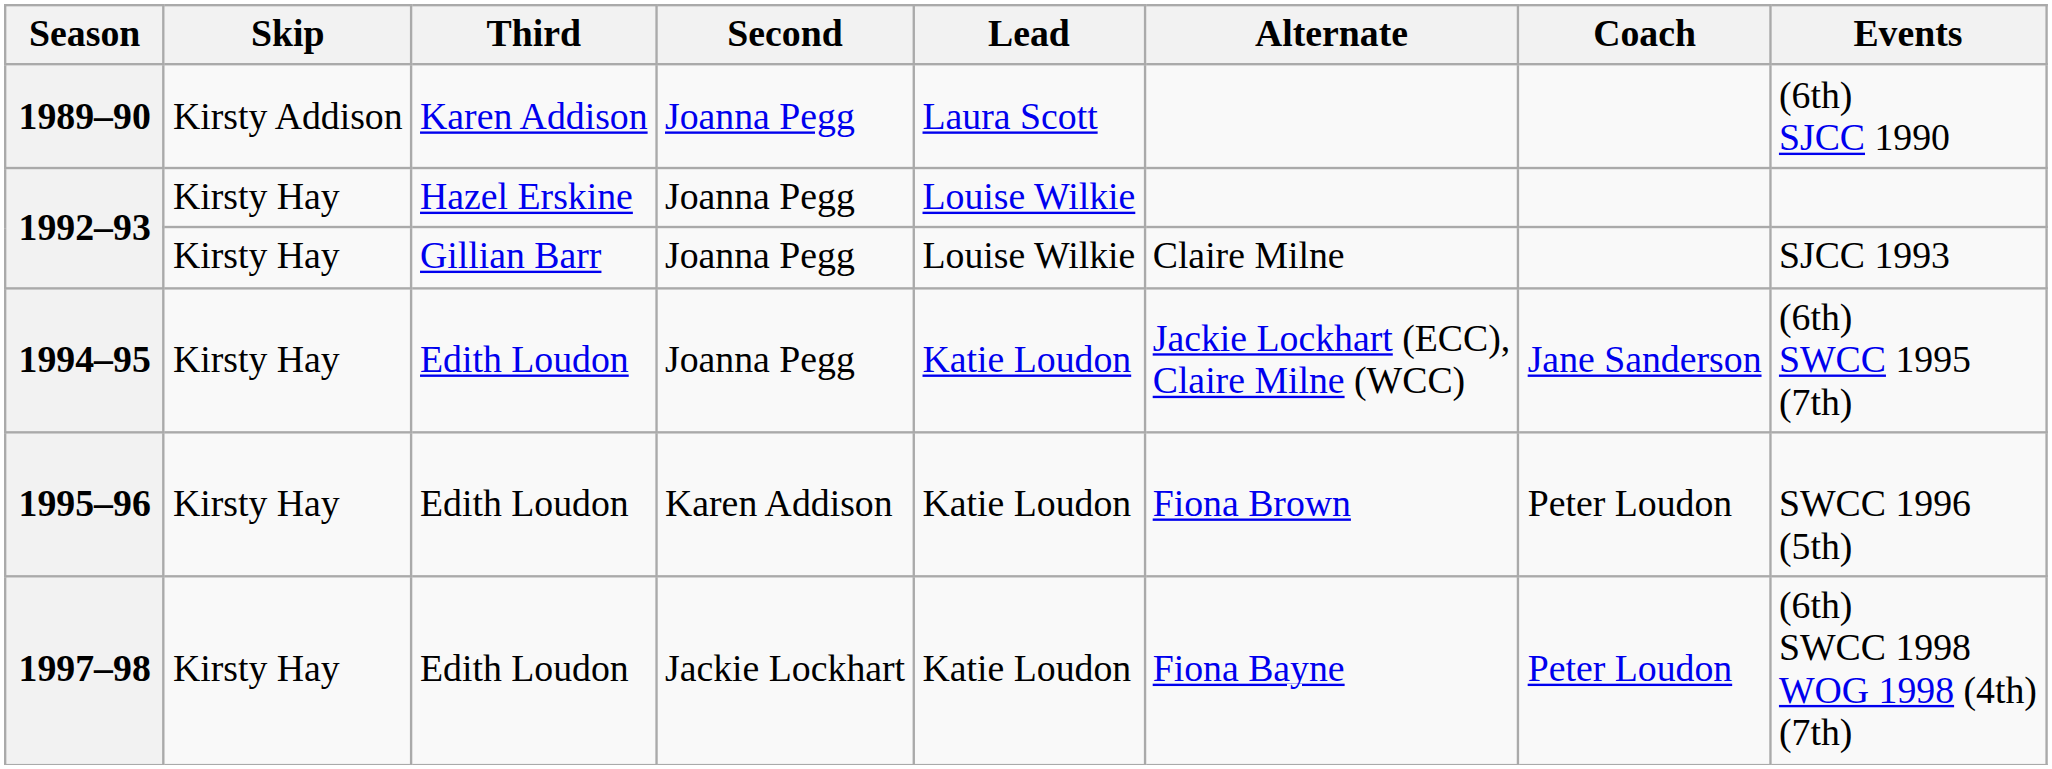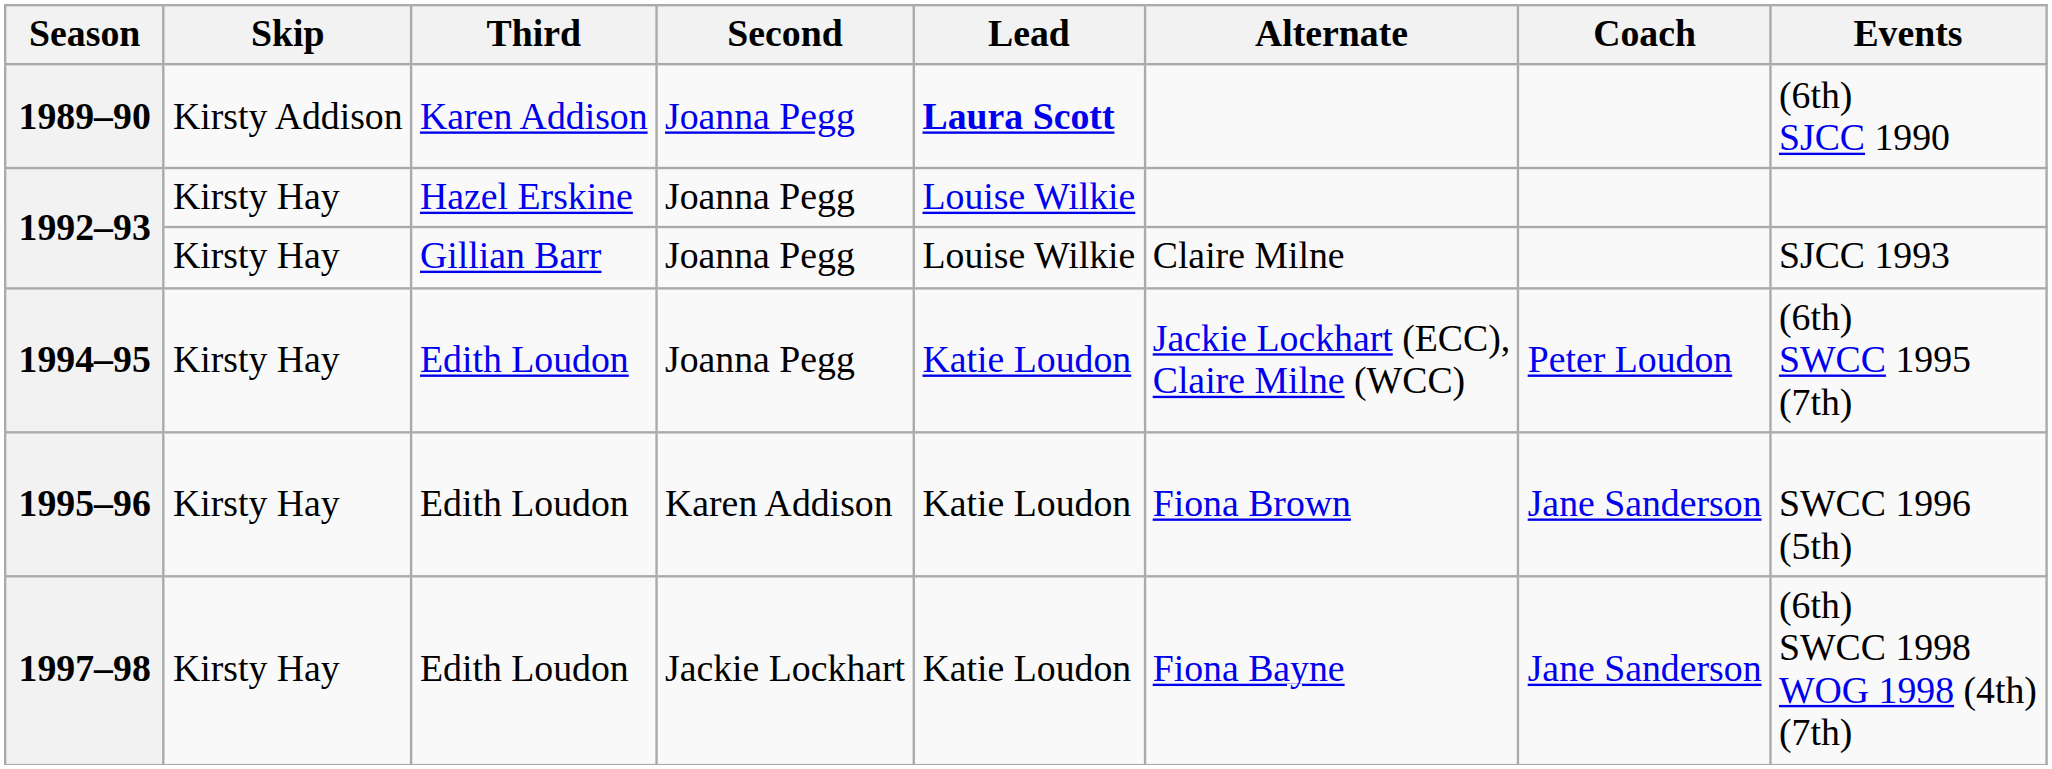(1010, 115) normal -> (1018, 115) bold
(1645, 358) Jane Sanderson -> (1630, 358) Peter Loudon
(1630, 503) Peter Loudon -> (1645, 503) Jane Sanderson
(1630, 669) Peter Loudon -> (1645, 669) Jane Sanderson
